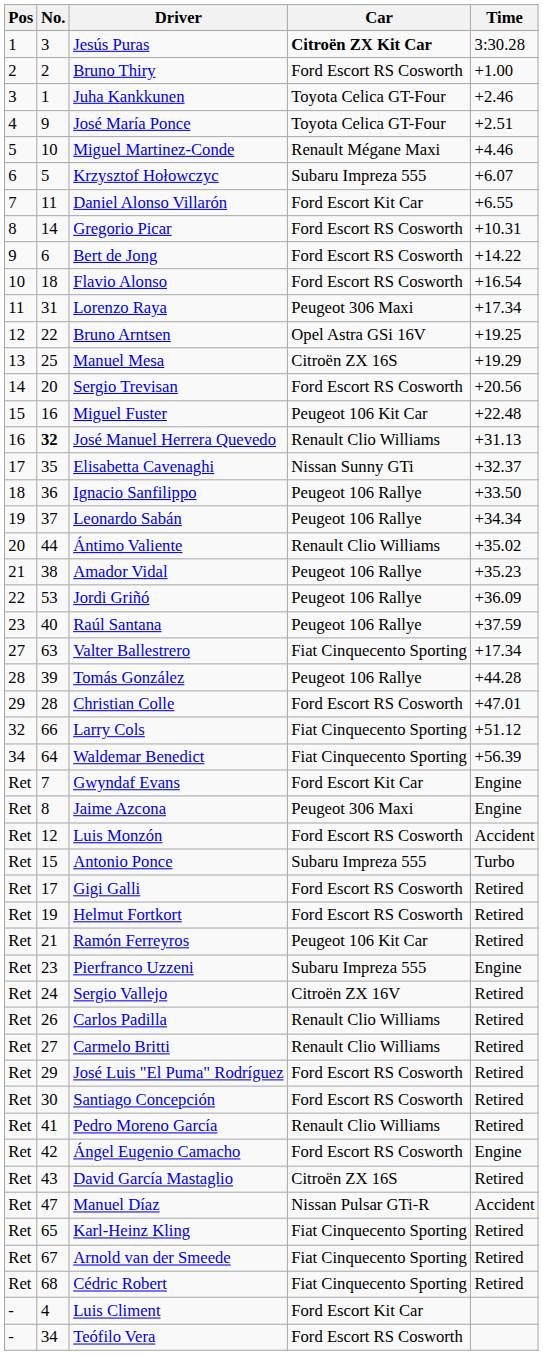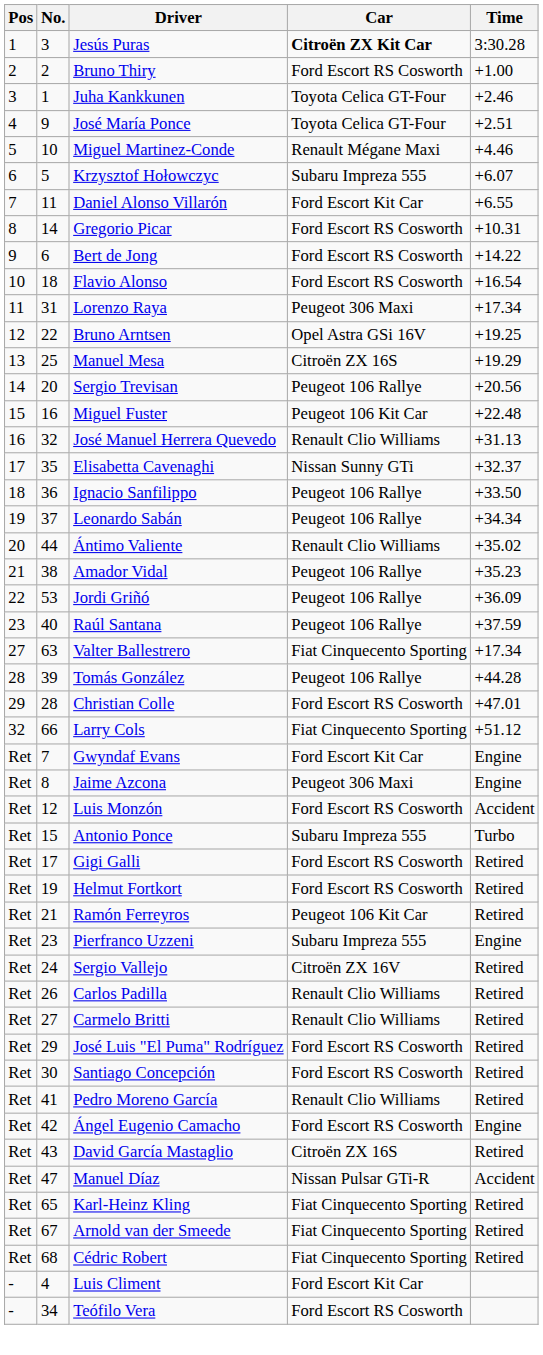(377, 387) Ford Escort RS Cosworth -> (356, 387) Peugeot 106 Rallye
(49, 439) bold -> (49, 439) normal
- row: (139, 756)
